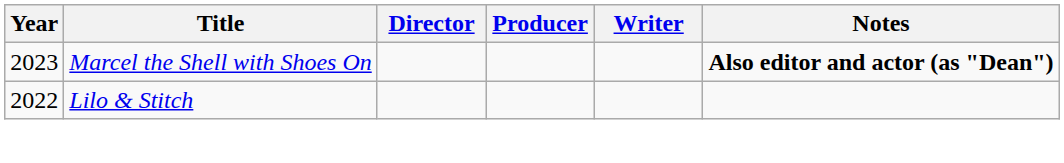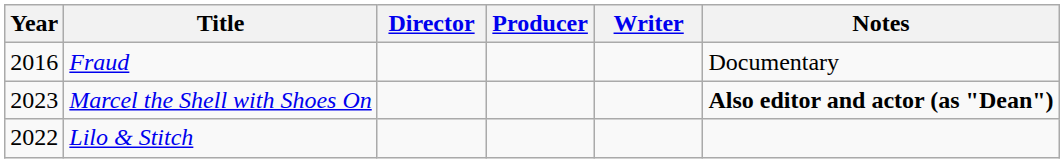+ row: (99, 61)
